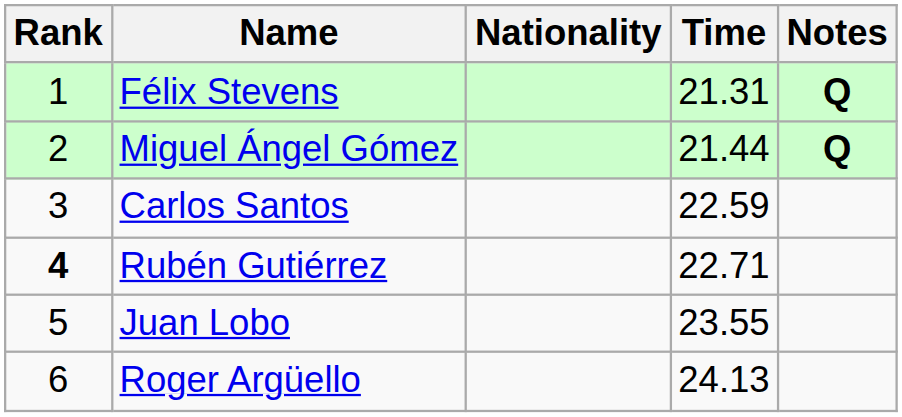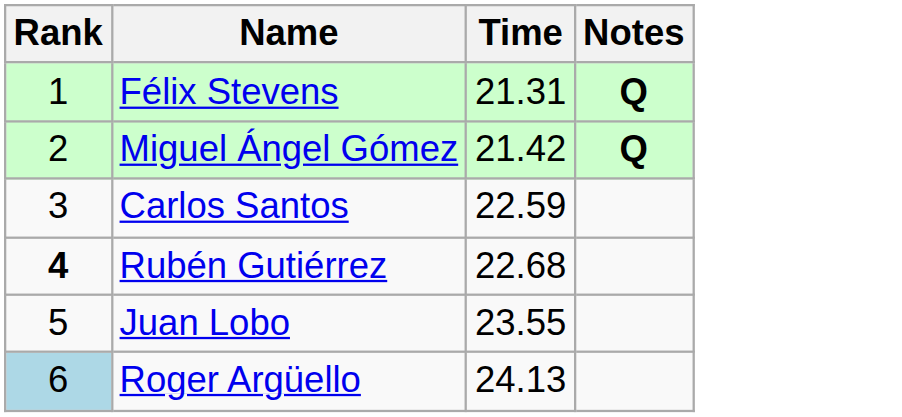- column: (568, 33)
(724, 149) 21.44 -> (521, 149) 21.42
(724, 264) 22.71 -> (521, 264) 22.68
(58, 380) no background -> (58, 380) lightblue background
